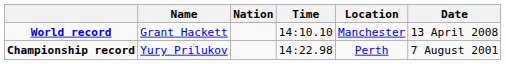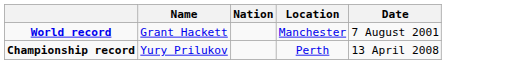- column: (306, 14)
(454, 32) 13 April 2008 -> (395, 32) 7 August 2001
(454, 50) 7 August 2001 -> (395, 50) 13 April 2008
